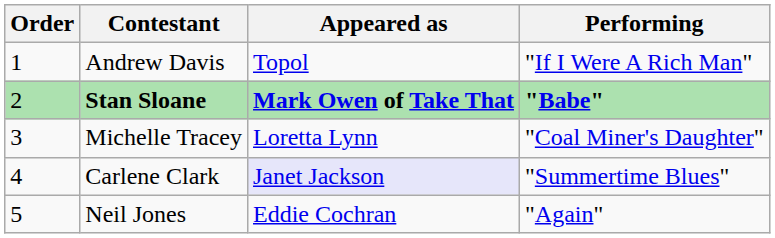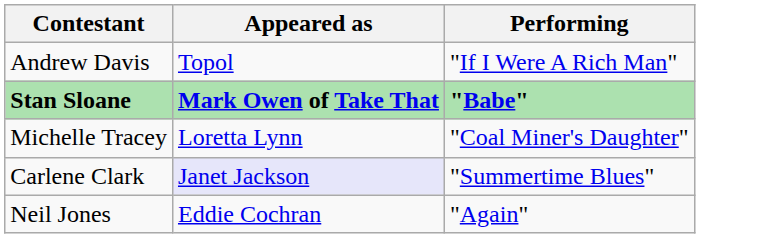- column: (42, 23)
